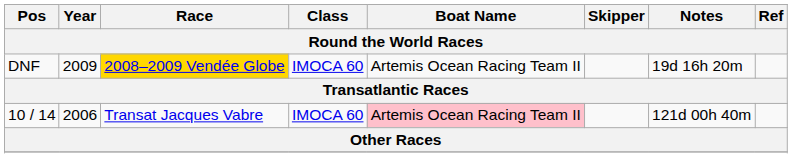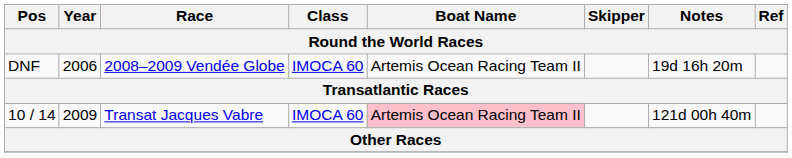(80, 66) 2009 -> (80, 66) 2006
(195, 66) gold background -> (195, 66) no background
(80, 115) 2006 -> (80, 115) 2009
